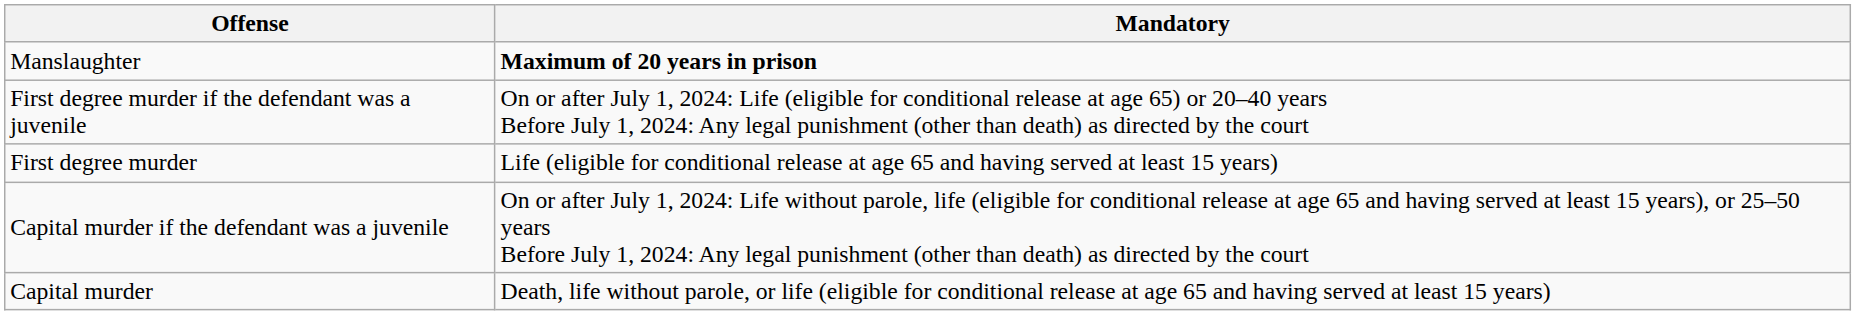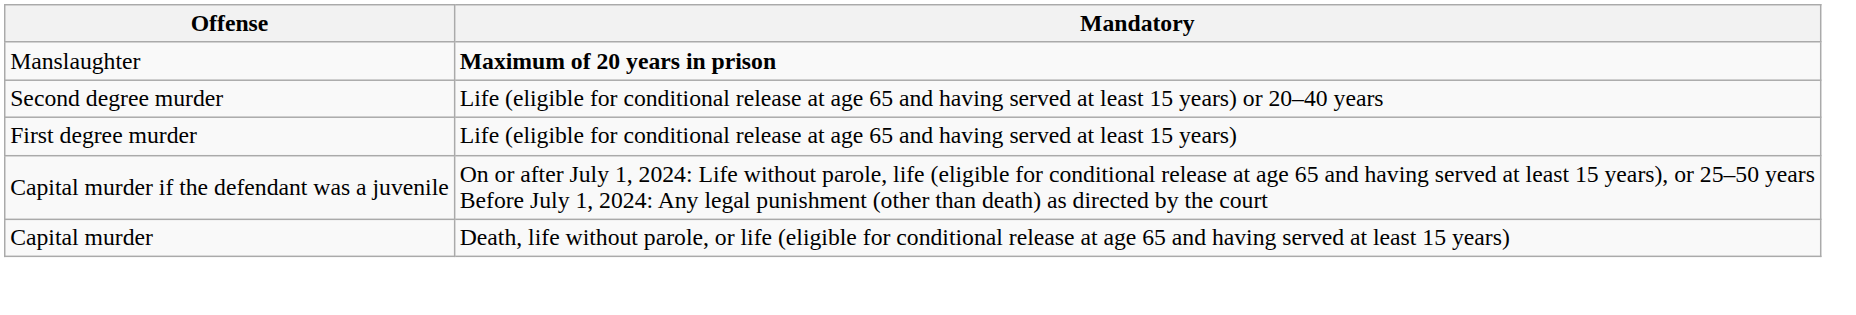+ row: (117, 98)
- row: (210, 111)
